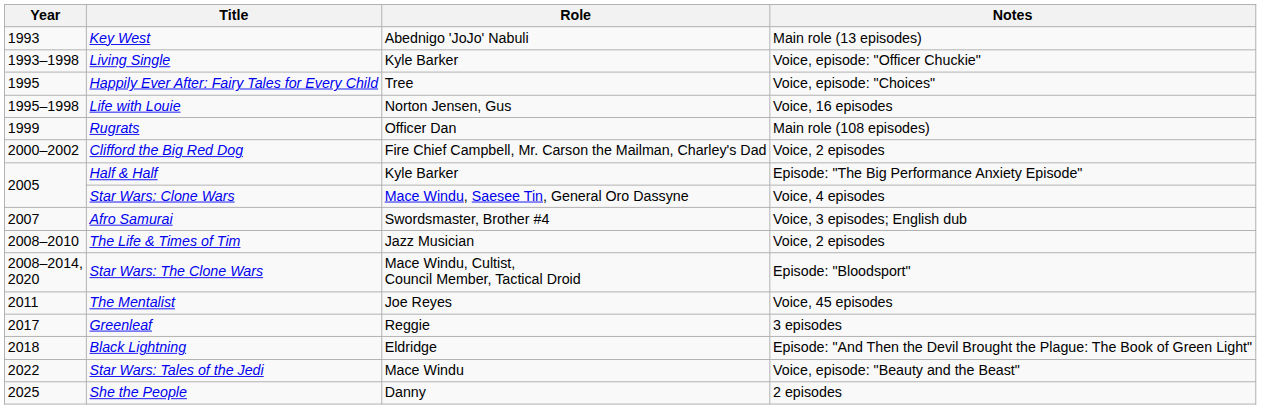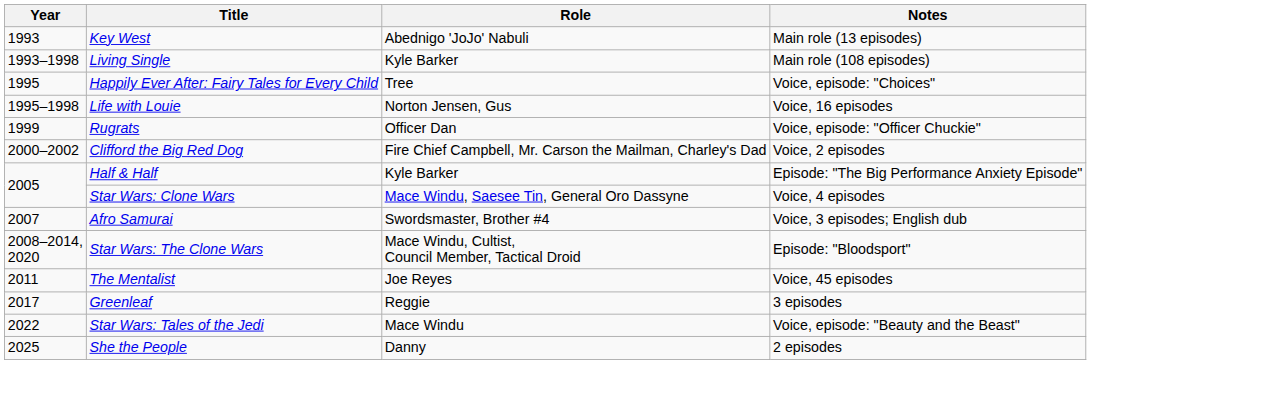(877, 60) Voice, episode: "Officer Chuckie" -> (851, 60) Main role (108 episodes)
(851, 128) Main role (108 episodes) -> (877, 128) Voice, episode: "Officer Chuckie"
- row: (165, 241)
- row: (138, 347)
